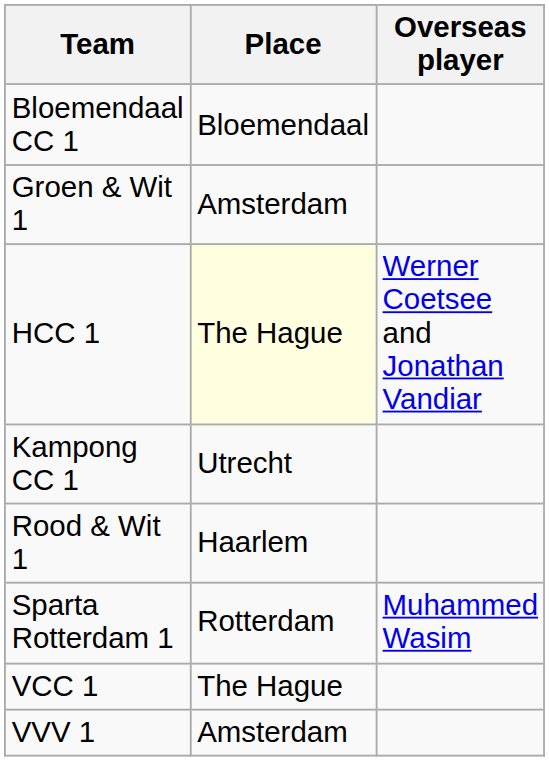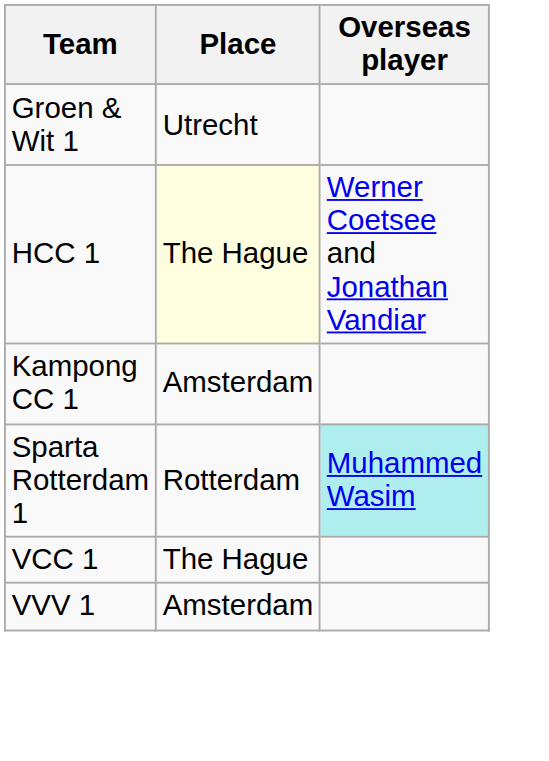- row: (98, 124)
(272, 204) Amsterdam -> (210, 124) Utrecht
(245, 463) Utrecht -> (238, 383) Amsterdam
- row: (86, 542)
(460, 622) no background -> (405, 479) paleturquoise background
